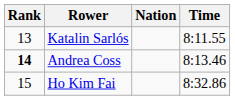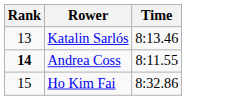- column: (156, 15)
(204, 38) 8:11.55 -> (157, 38) 8:13.46
(204, 60) 8:13.46 -> (157, 60) 8:11.55
